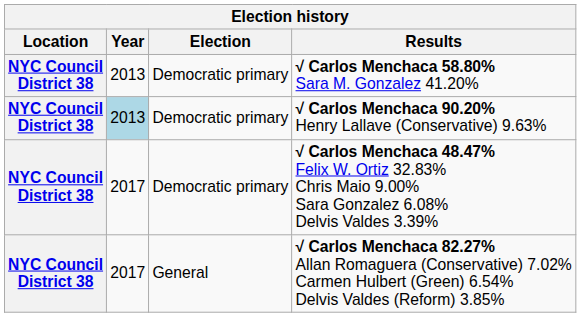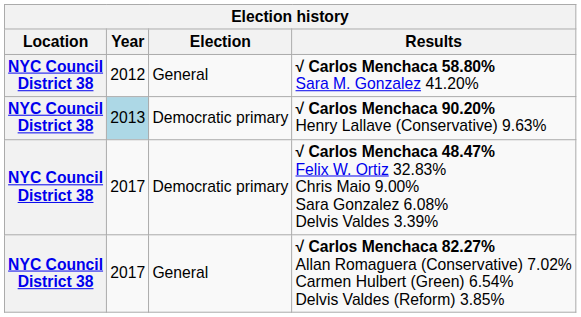(128, 75) 2013 -> (128, 75) 2012
(220, 75) Democratic primary -> (180, 75) General
